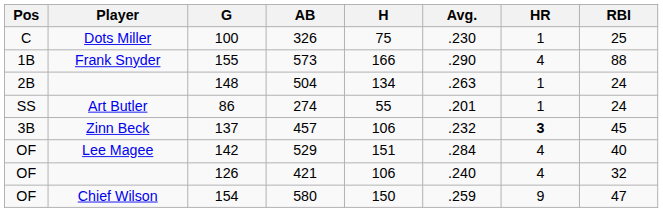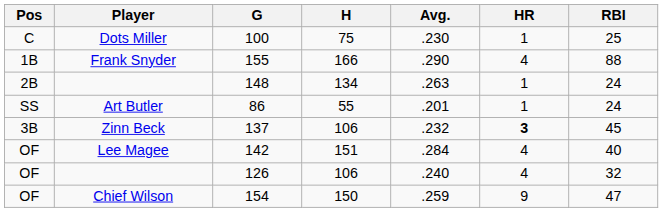- column: (305, 15)
